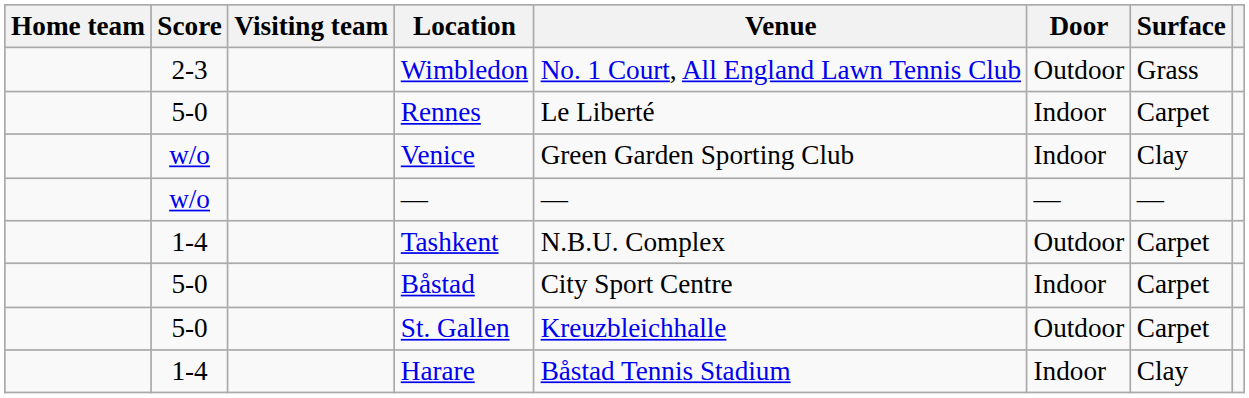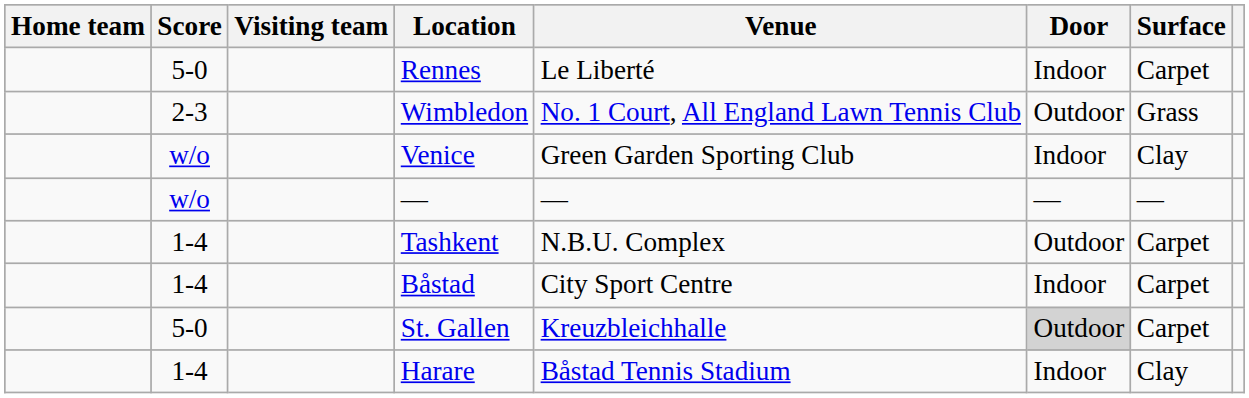rows swapped: (441, 112) <-> (464, 69)
(190, 284) 5-0 -> (190, 284) 1-4
(1079, 328) no background -> (1079, 328) lightgrey background
